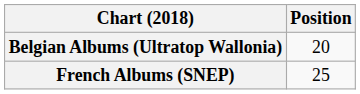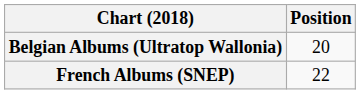(321, 74) 25 -> (321, 74) 22
